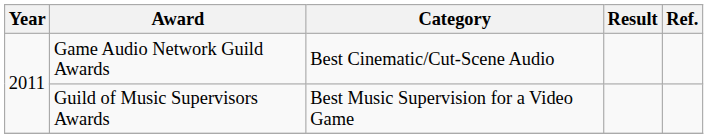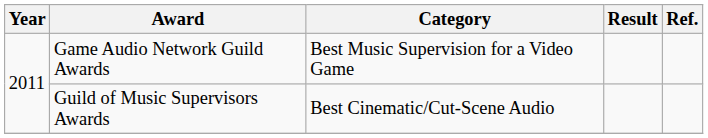(432, 58) Best Cinematic/Cut-Scene Audio -> (442, 58) Best Music Supervision for a Video Game
(442, 108) Best Music Supervision for a Video Game -> (432, 108) Best Cinematic/Cut-Scene Audio
